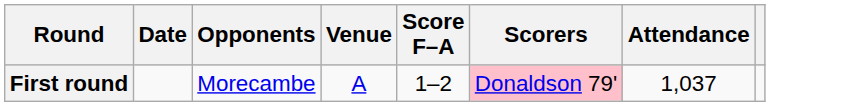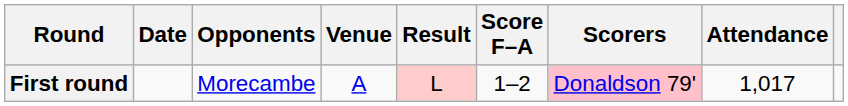+ column: (436, 34)
(689, 82) 1,037 -> (767, 82) 1,017
